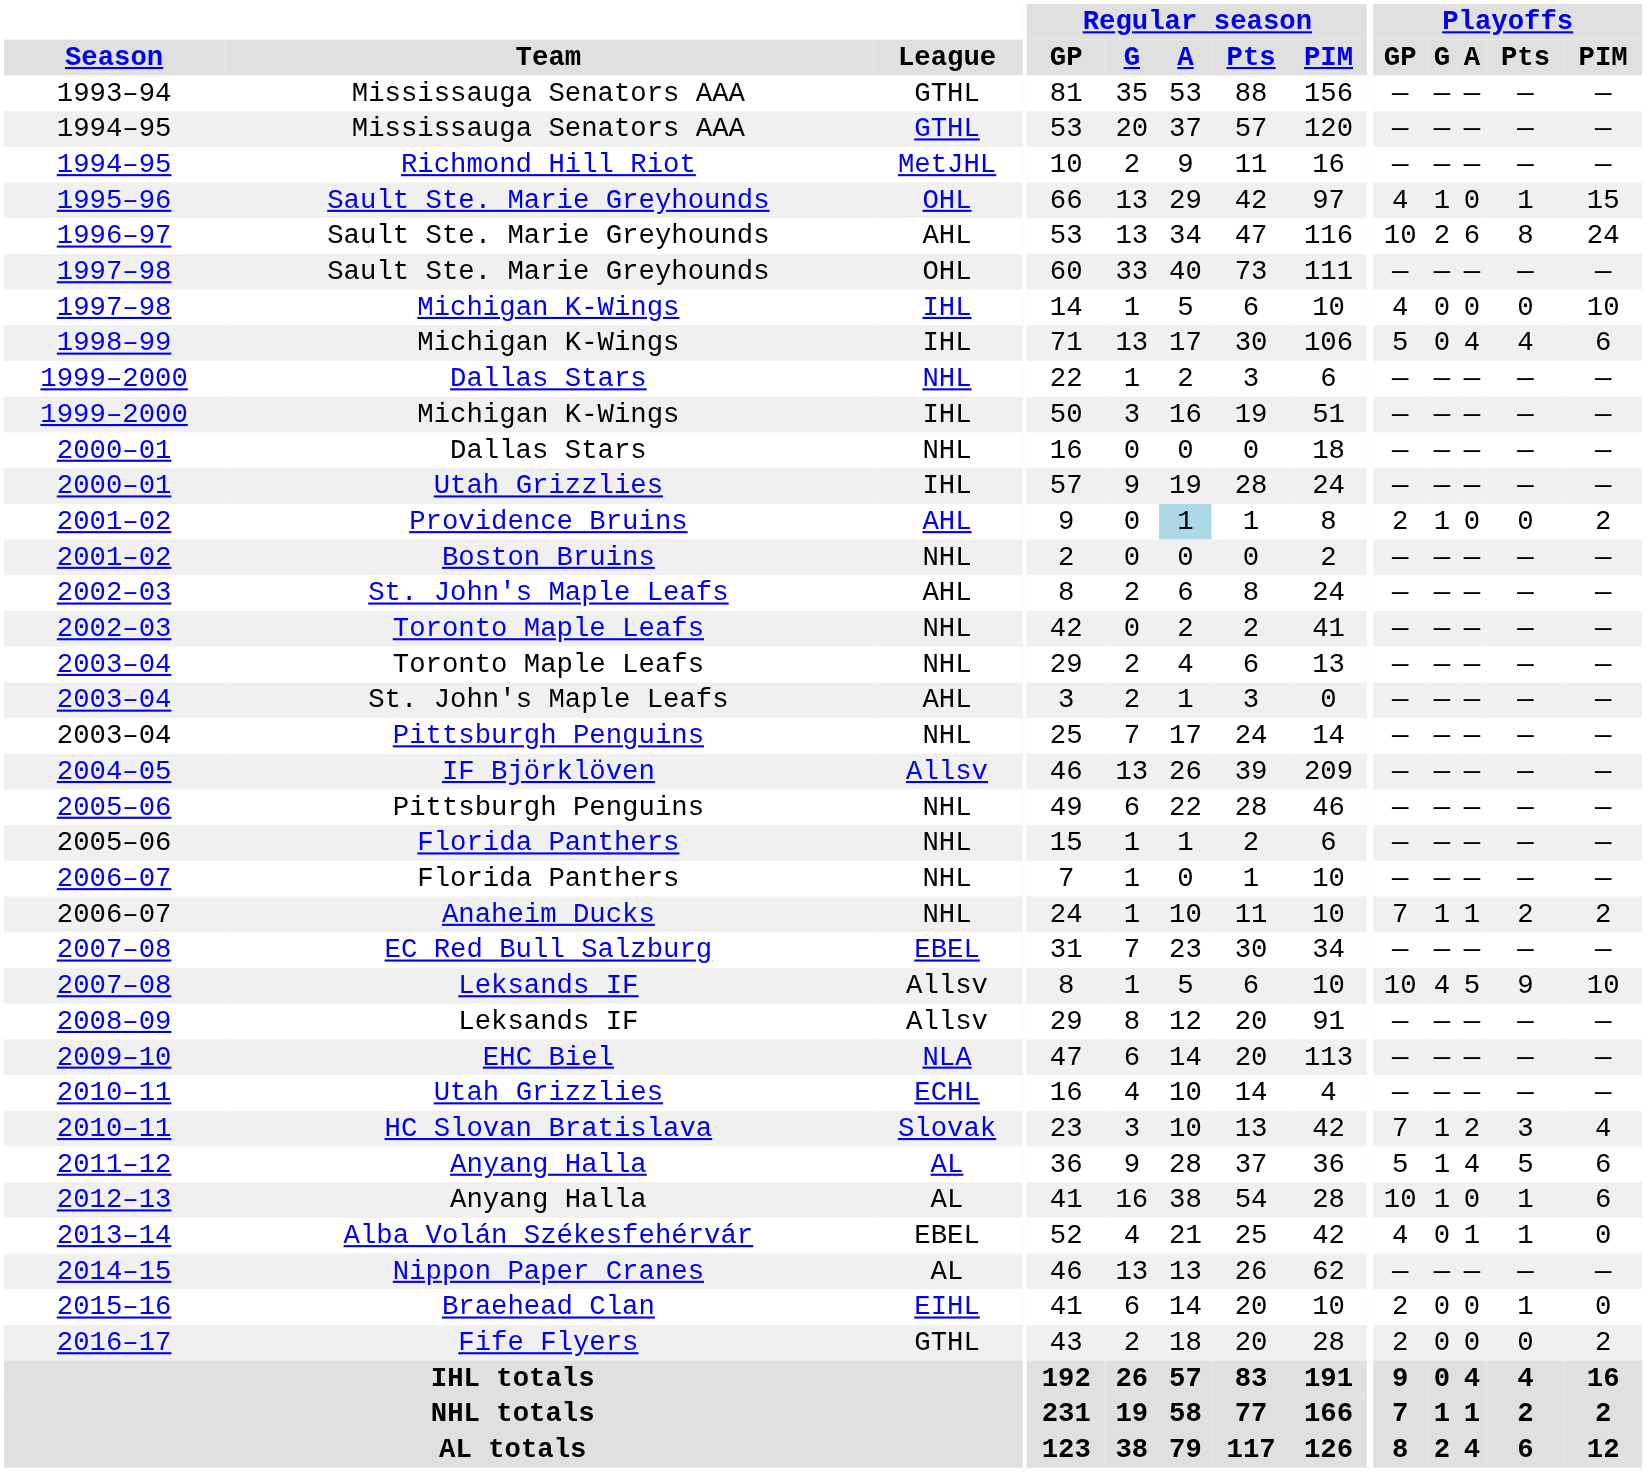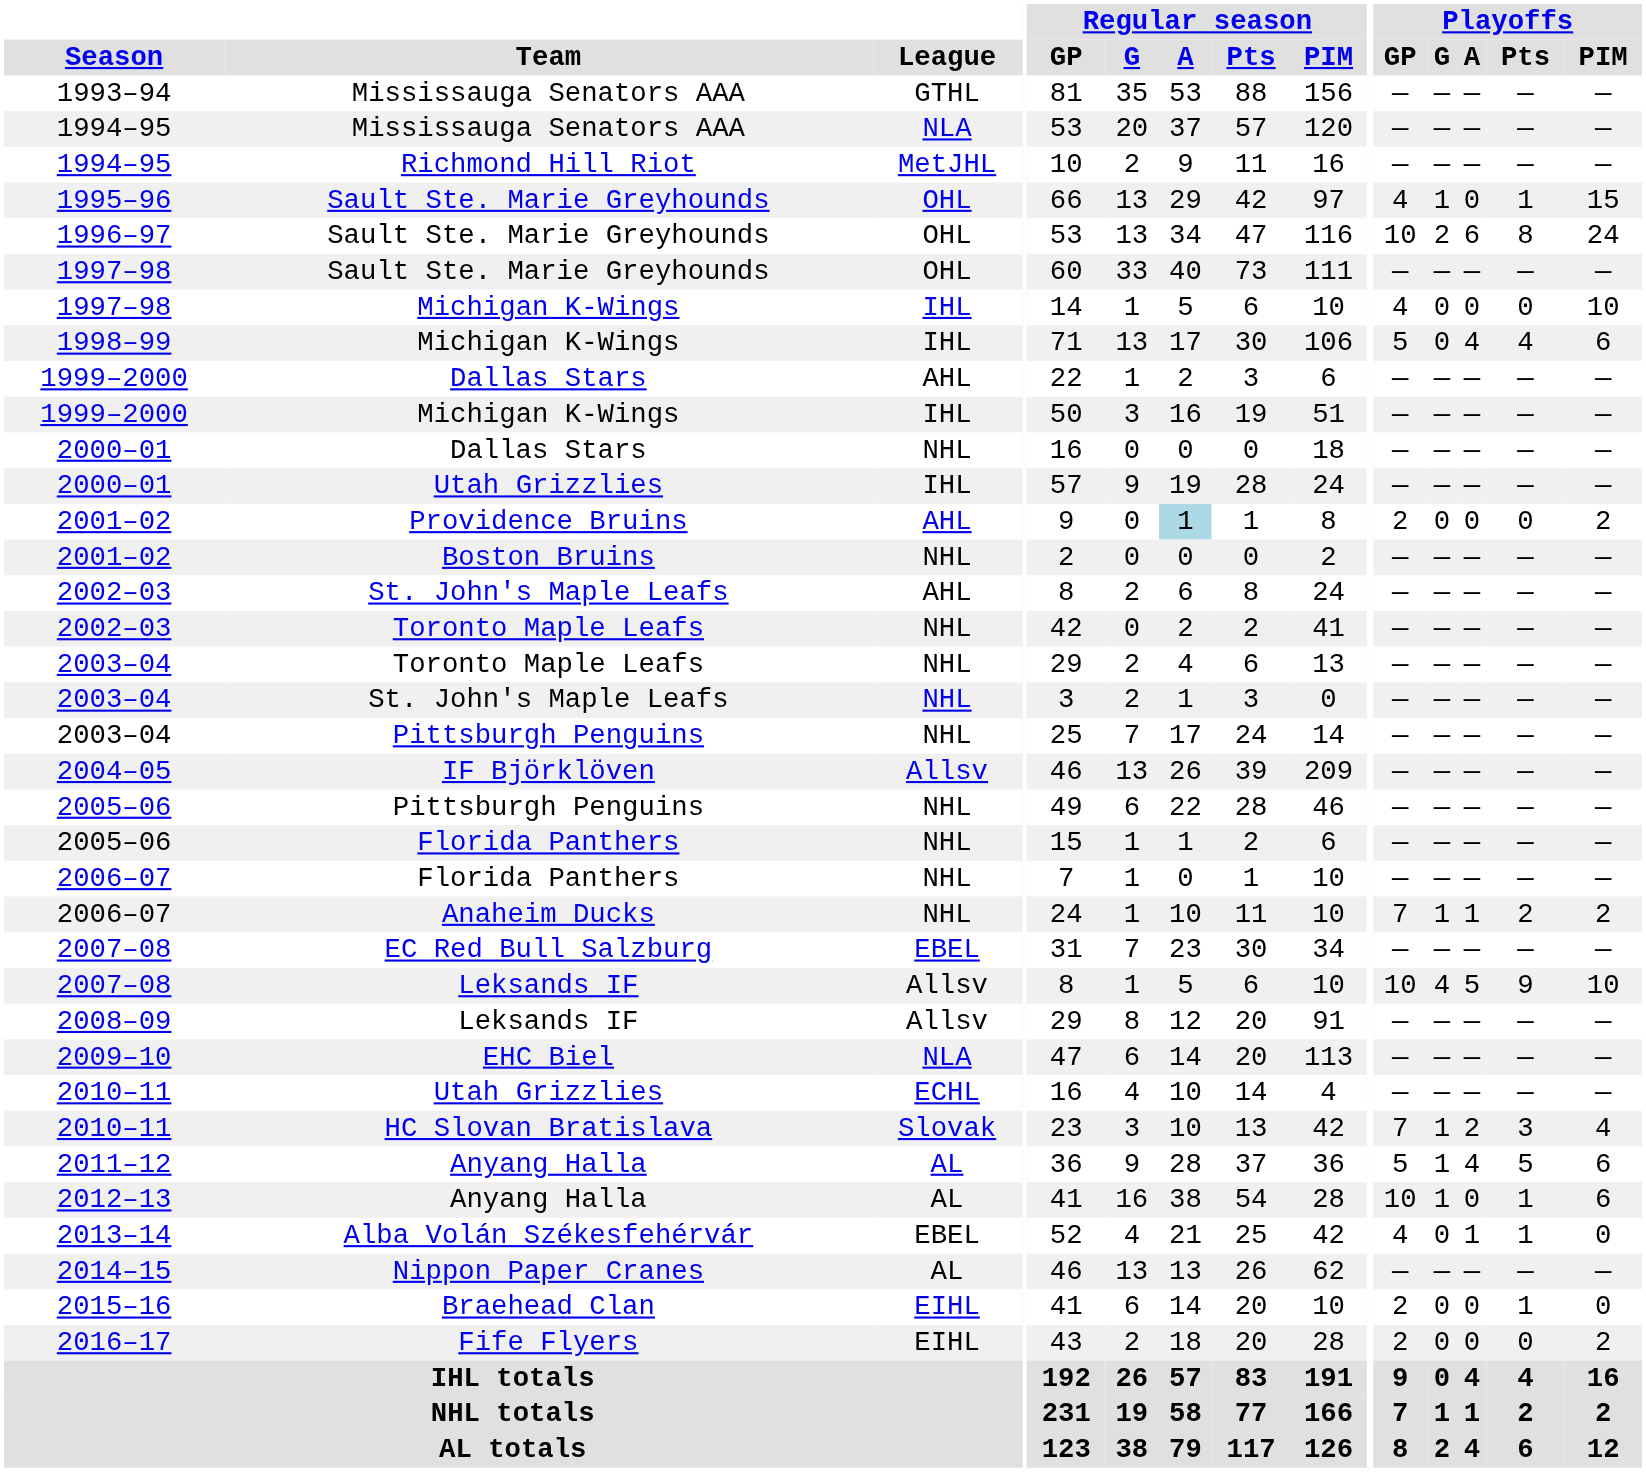(947, 129) GTHL -> (947, 129) NLA
(947, 236) AHL -> (947, 236) OHL
(947, 379) NHL -> (947, 379) AHL
(1442, 522) 1 -> (1442, 522) 0
(947, 700) AHL -> (947, 700) NHL
(947, 1343) GTHL -> (947, 1343) EIHL
